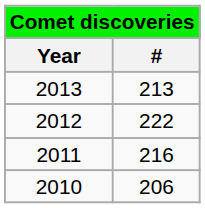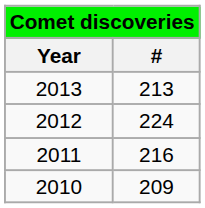(156, 121) 222 -> (156, 121) 224
(156, 186) 206 -> (156, 186) 209
